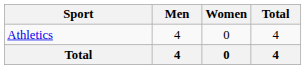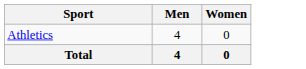- column: (276, 14)
